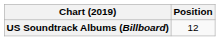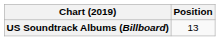(193, 28) 12 -> (193, 28) 13
